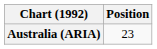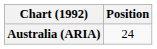(128, 34) 23 -> (128, 34) 24
